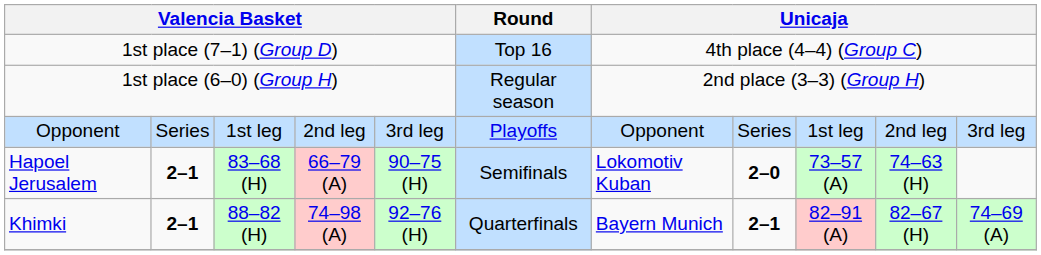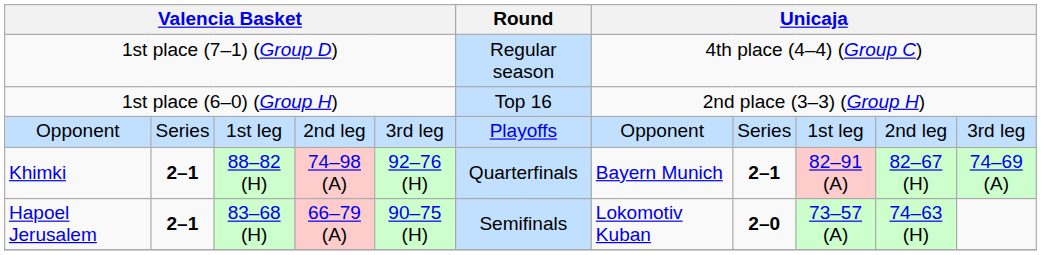(523, 49) Top 16 -> (523, 60) Regular season
(523, 90) Regular season -> (523, 101) Top 16
rows swapped: (38, 224) <-> (53, 172)
